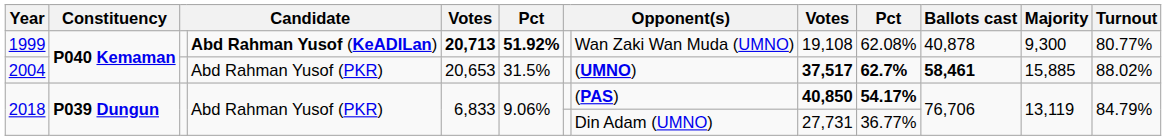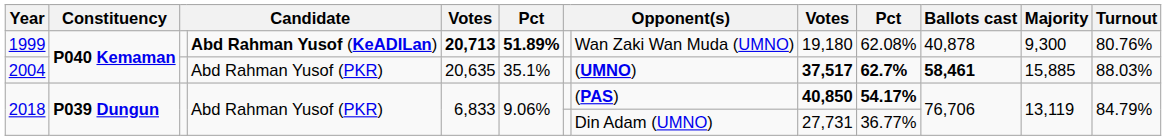(531, 44) 51.92% -> (531, 44) 51.89%
(827, 44) 19,108 -> (827, 44) 19,180
(1124, 44) 80.77% -> (1124, 44) 80.76%
(470, 70) 20,653 -> (470, 70) 20,635
(527, 70) 31.5% -> (527, 70) 35.1%
(1124, 70) 88.02% -> (1124, 70) 88.03%
